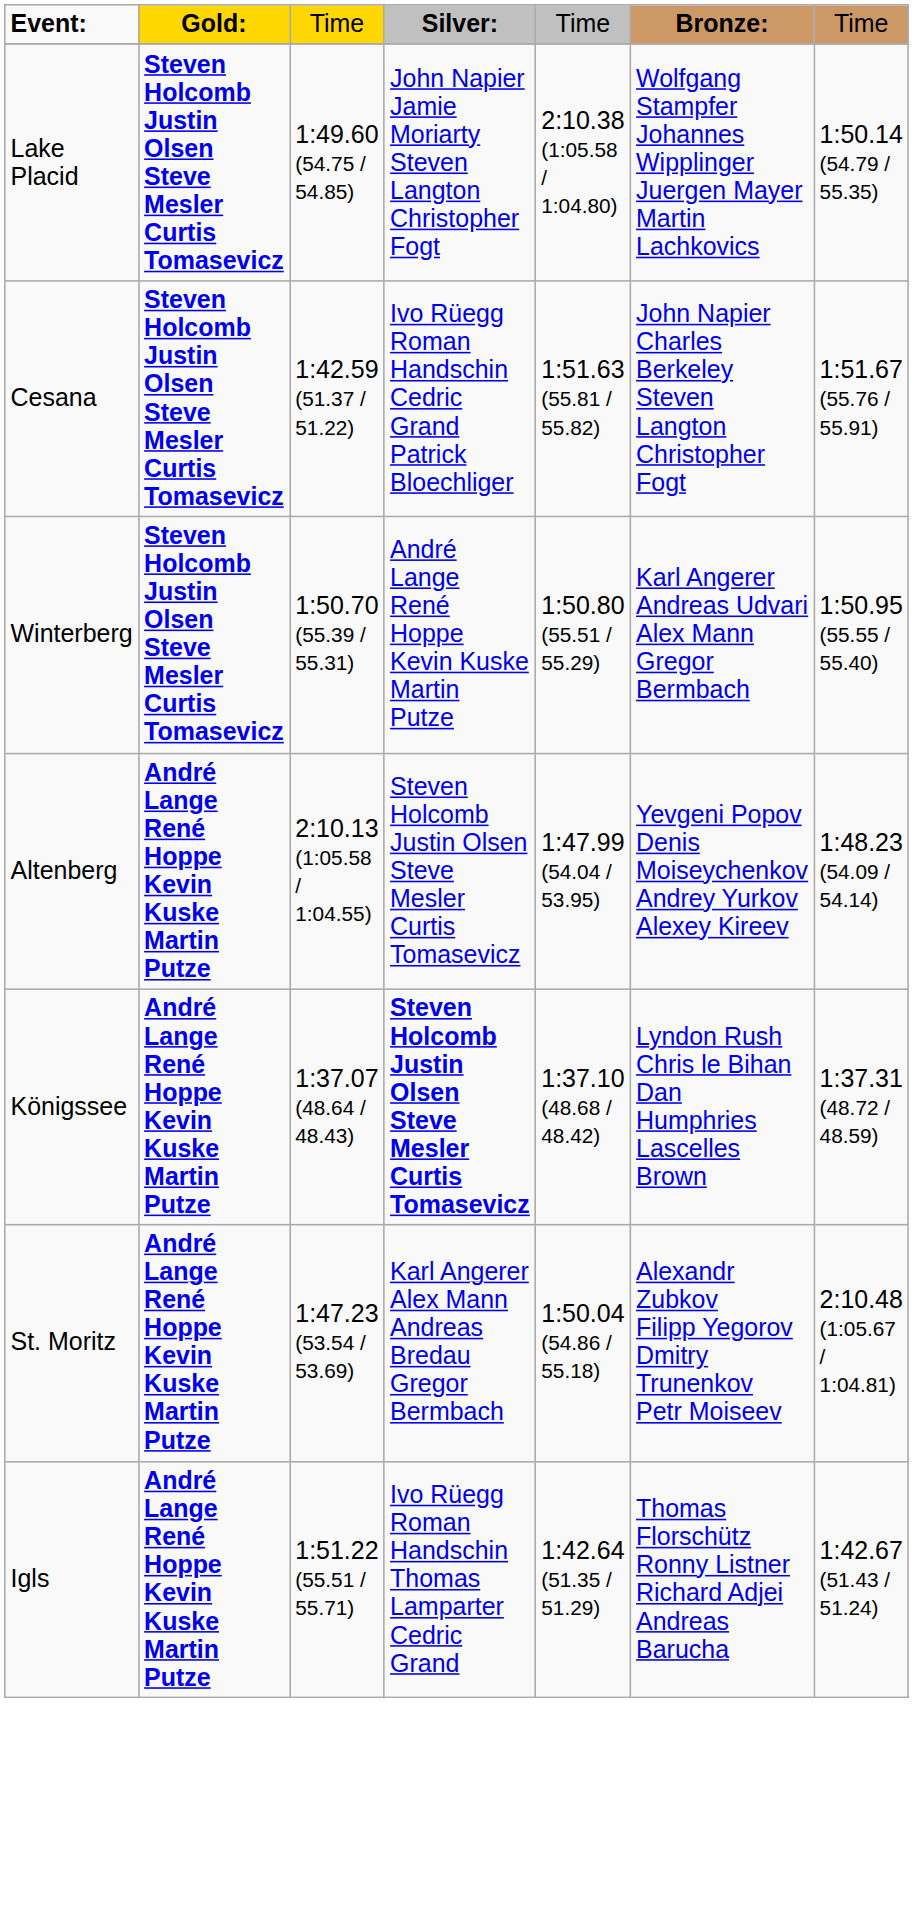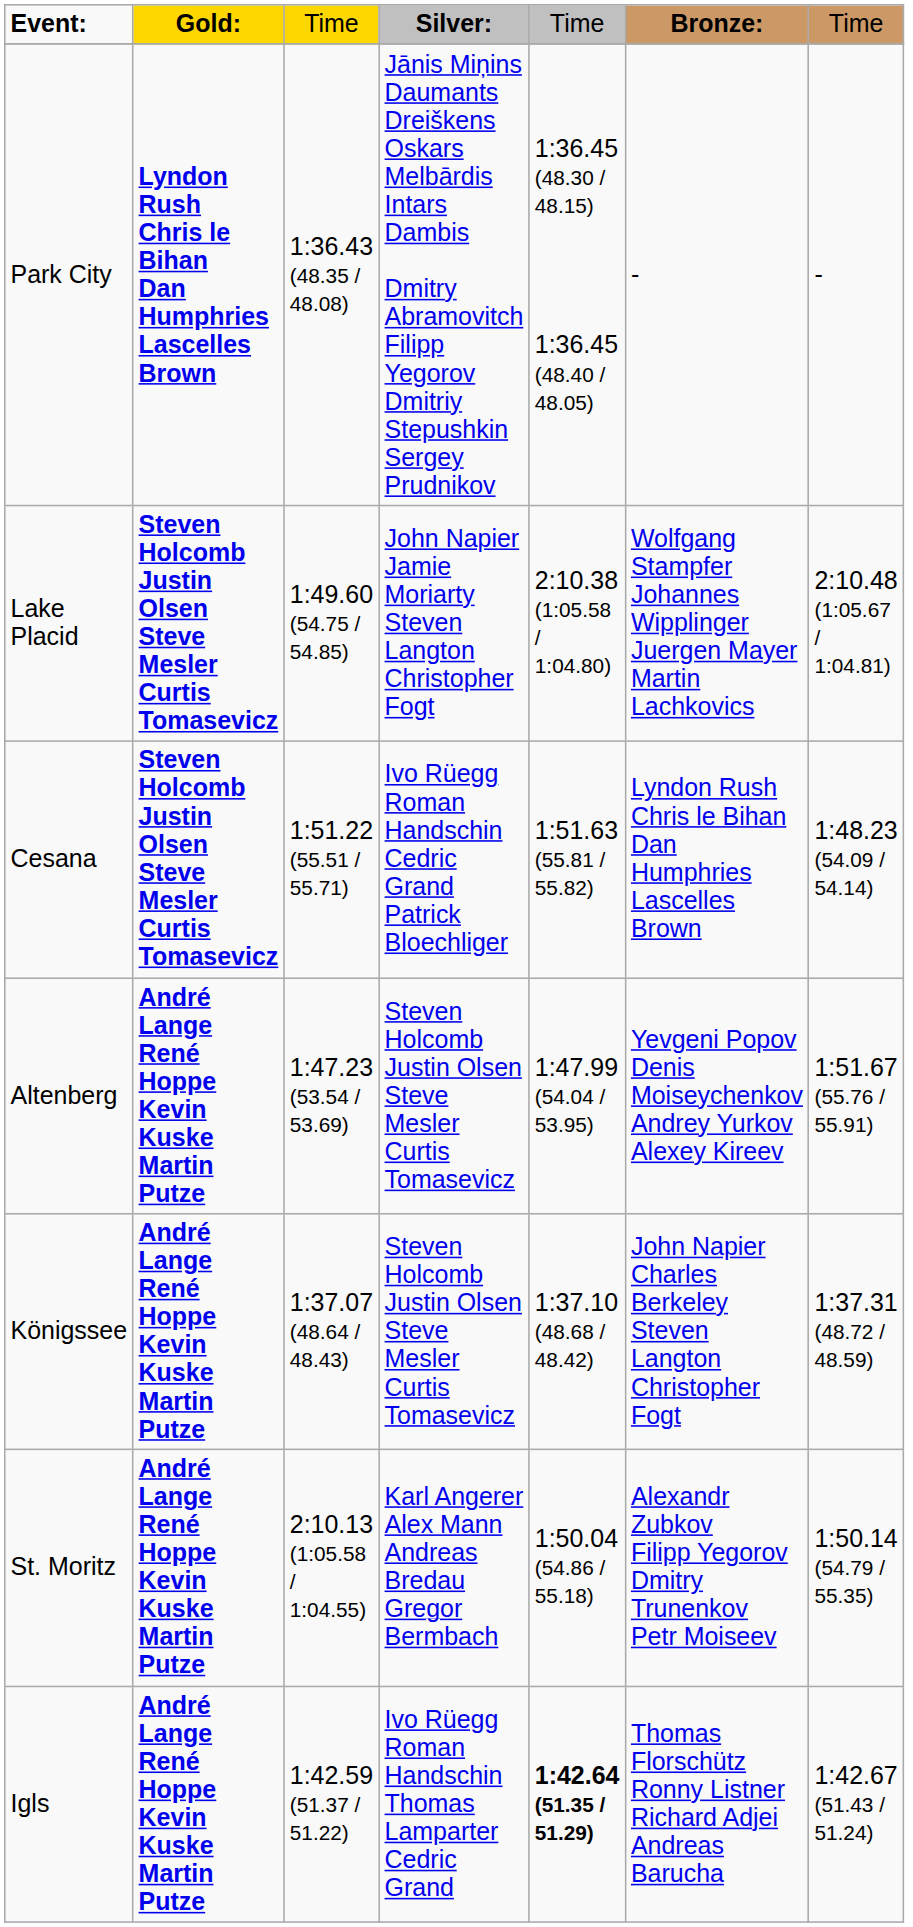+ row: (61, 274)
(861, 162) 1:50.14 (54.79 / 55.35) -> (856, 622) 2:10.48 (1:05.67 / 1:04.81)
(337, 398) 1:42.59 (51.37 / 51.22) -> (331, 859) 1:51.22 (55.51 / 55.71)
(703, 398) John Napier Charles Berkeley Steven Langton Christopher Fogt -> (709, 859) Lyndon Rush Chris le Bihan Dan Humphries Lascelles Brown
(861, 398) 1:51.67 (55.76 / 55.91) -> (856, 859) 1:48.23 (54.09 / 54.14)
- row: (72, 634)
(337, 870) 2:10.13 (1:05.58 / 1:04.55) -> (331, 1095) 1:47.23 (53.54 / 53.69)
(861, 870) 1:48.23 (54.09 / 54.14) -> (856, 1095) 1:51.67 (55.76 / 55.91)
(460, 1106) bold -> (453, 1331) normal
(714, 1106) Lyndon Rush Chris le Bihan Dan Humphries Lascelles Brown -> (698, 1331) John Napier Charles Berkeley Steven Langton Christopher Fogt
(337, 1342) 1:47.23 (53.54 / 53.69) -> (331, 1567) 2:10.13 (1:05.58 / 1:04.55)
(861, 1342) 2:10.48 (1:05.67 / 1:04.81) -> (856, 1567) 1:50.14 (54.79 / 55.35)
(337, 1579) 1:51.22 (55.51 / 55.71) -> (331, 1803) 1:42.59 (51.37 / 51.22)
(583, 1579) normal -> (577, 1803) bold
